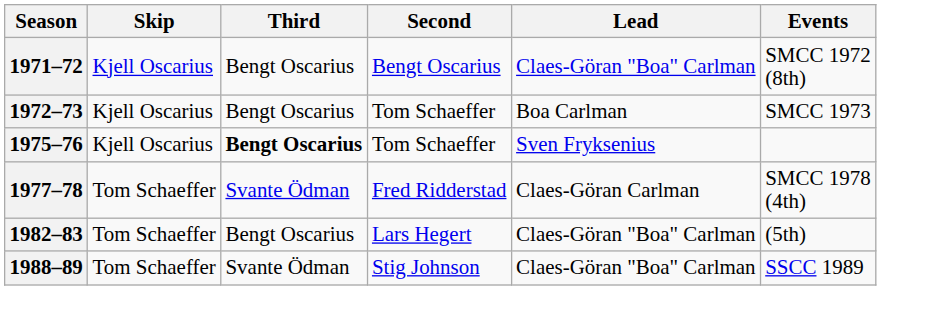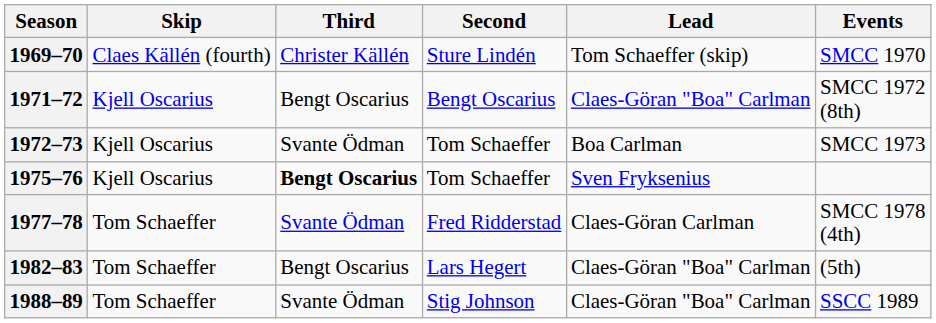+ row: (46, 54)
(290, 111) Bengt Oscarius -> (342, 144) Svante Ödman
